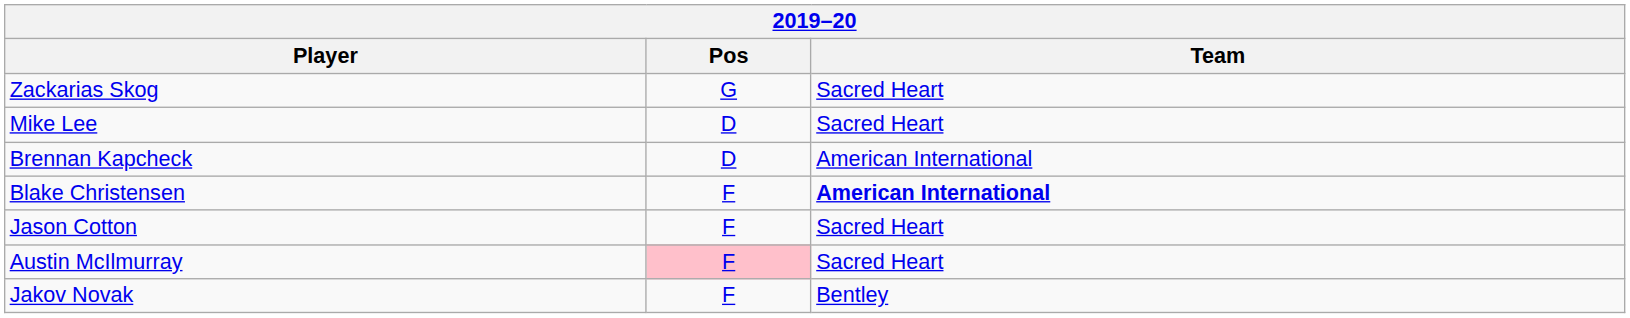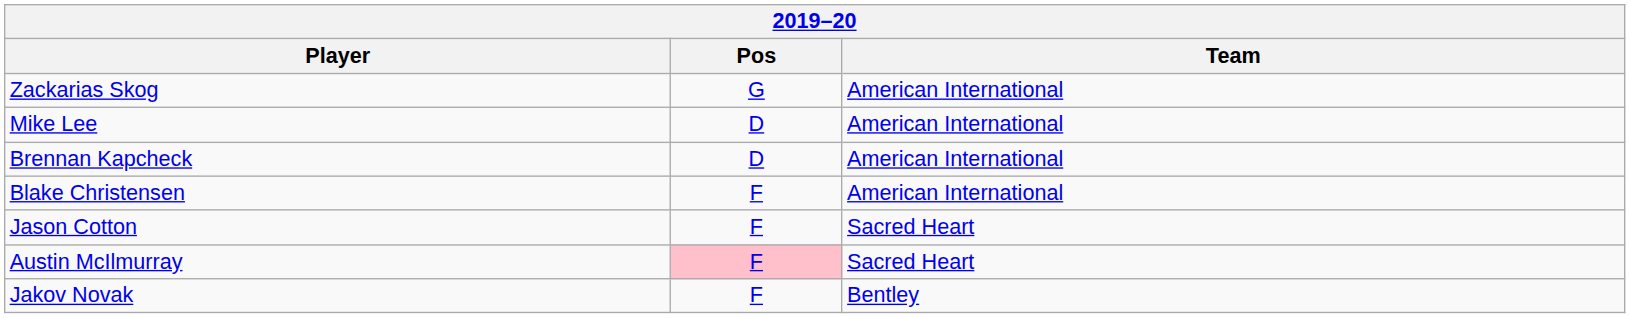(880, 90) Sacred Heart -> (955, 90) American International
(880, 124) Sacred Heart -> (955, 124) American International
(933, 192) bold -> (955, 192) normal
